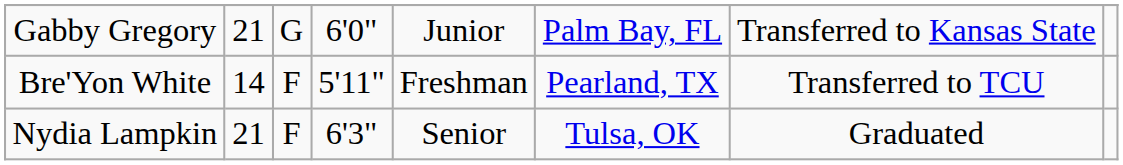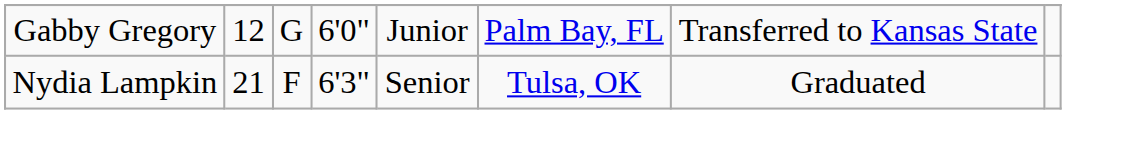(248, 30) 21 -> (248, 30) 12
- row: (115, 81)
